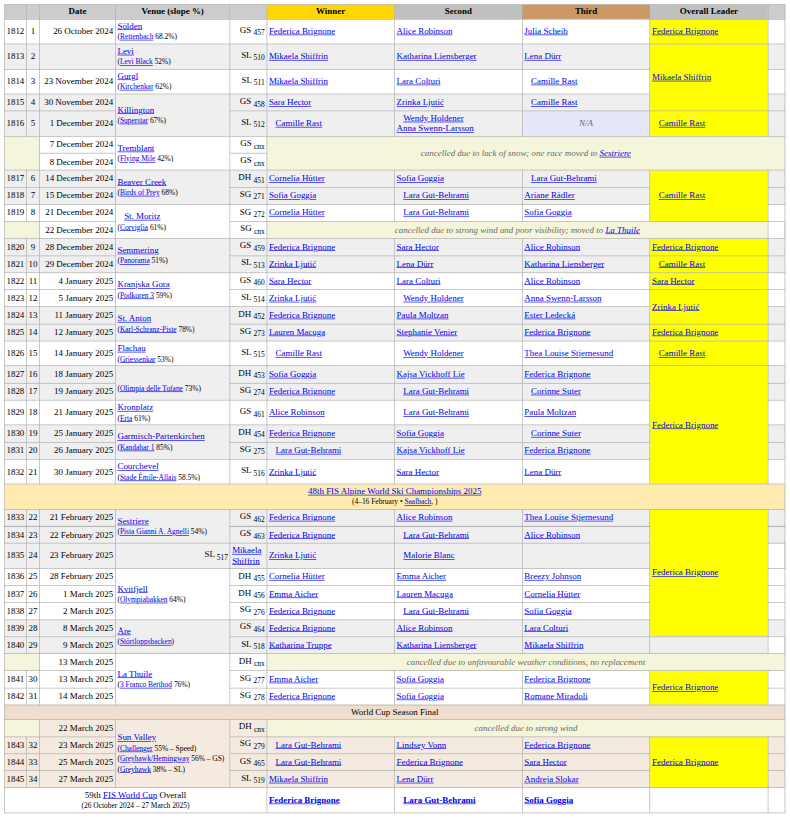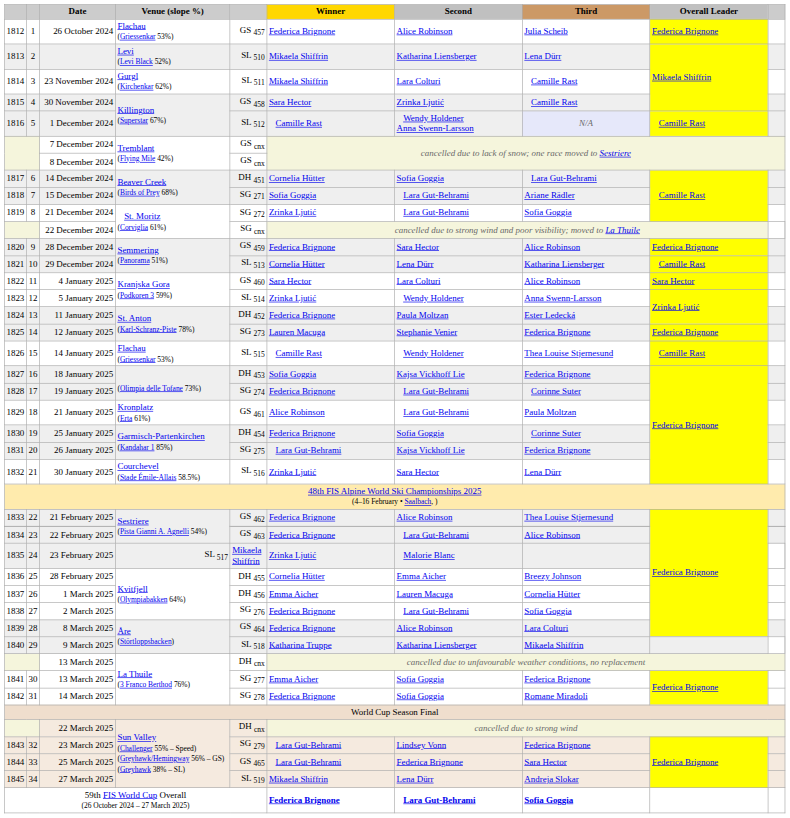(147, 31) Sölden (Rettenbach 68.2%) -> (145, 31) Flachau (Griessenkar 53%)
(297, 212) Cornelia Hütter -> (293, 212) Zrinka Ljutić
(293, 264) Zrinka Ljutić -> (297, 264) Cornelia Hütter
